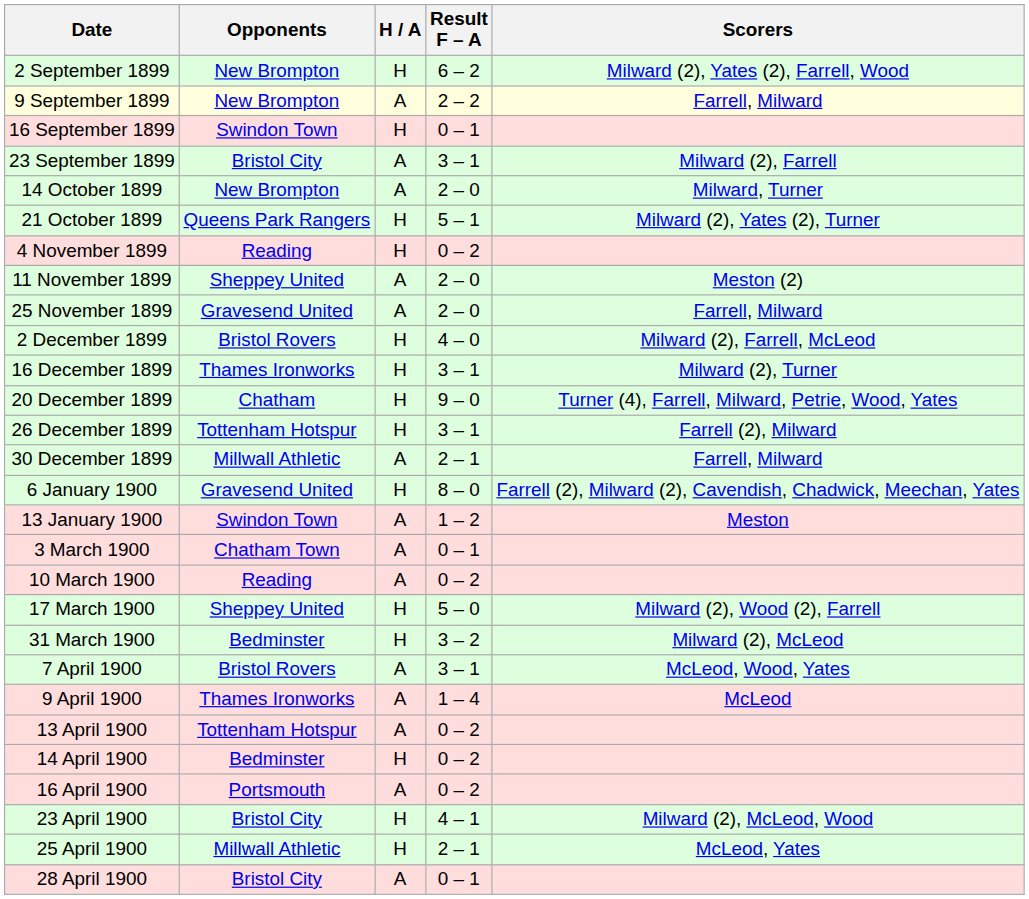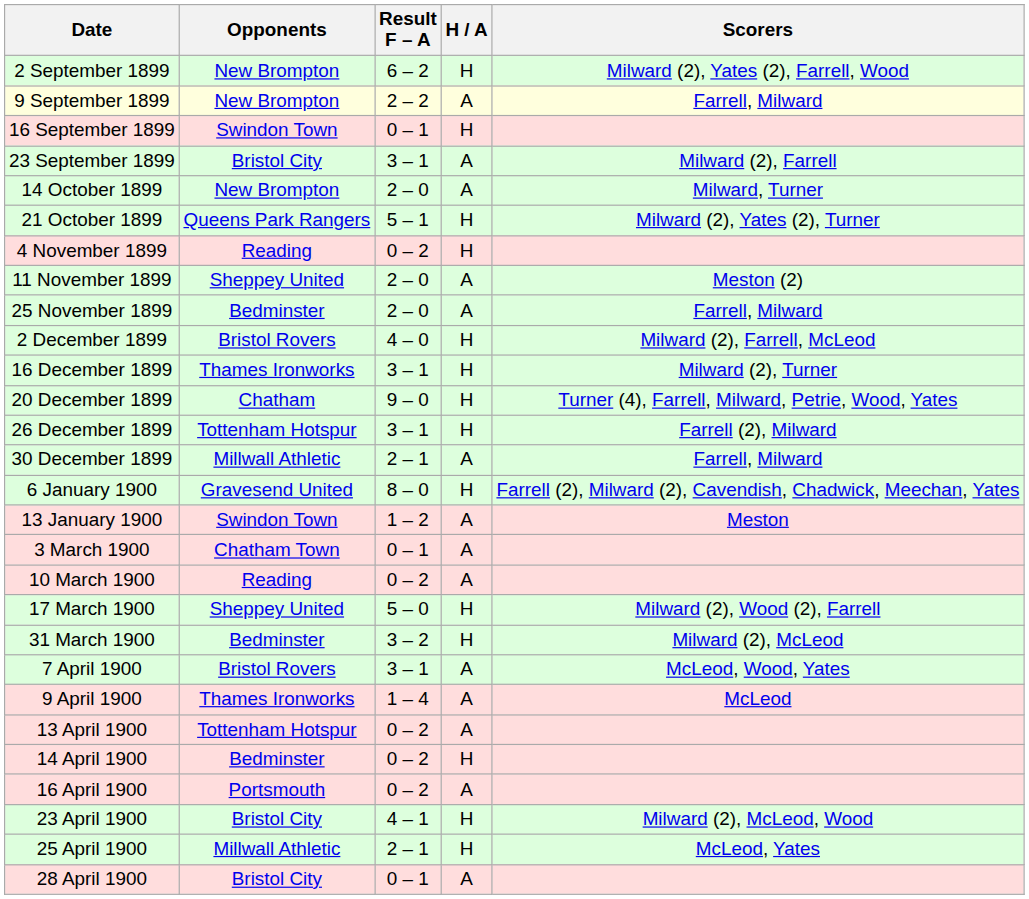columns swapped: (400, 30) <-> (459, 30)
(277, 310) Gravesend United -> (277, 310) Bedminster
